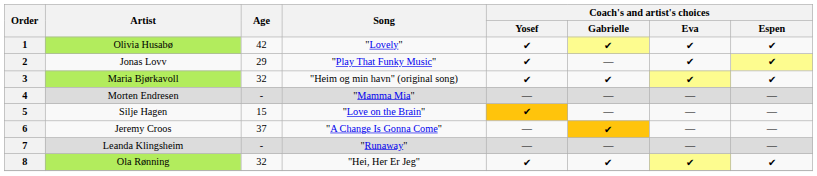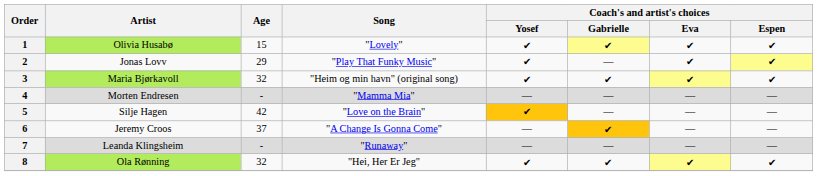(261, 45) 42 -> (261, 45) 15
(261, 112) 15 -> (261, 112) 42
